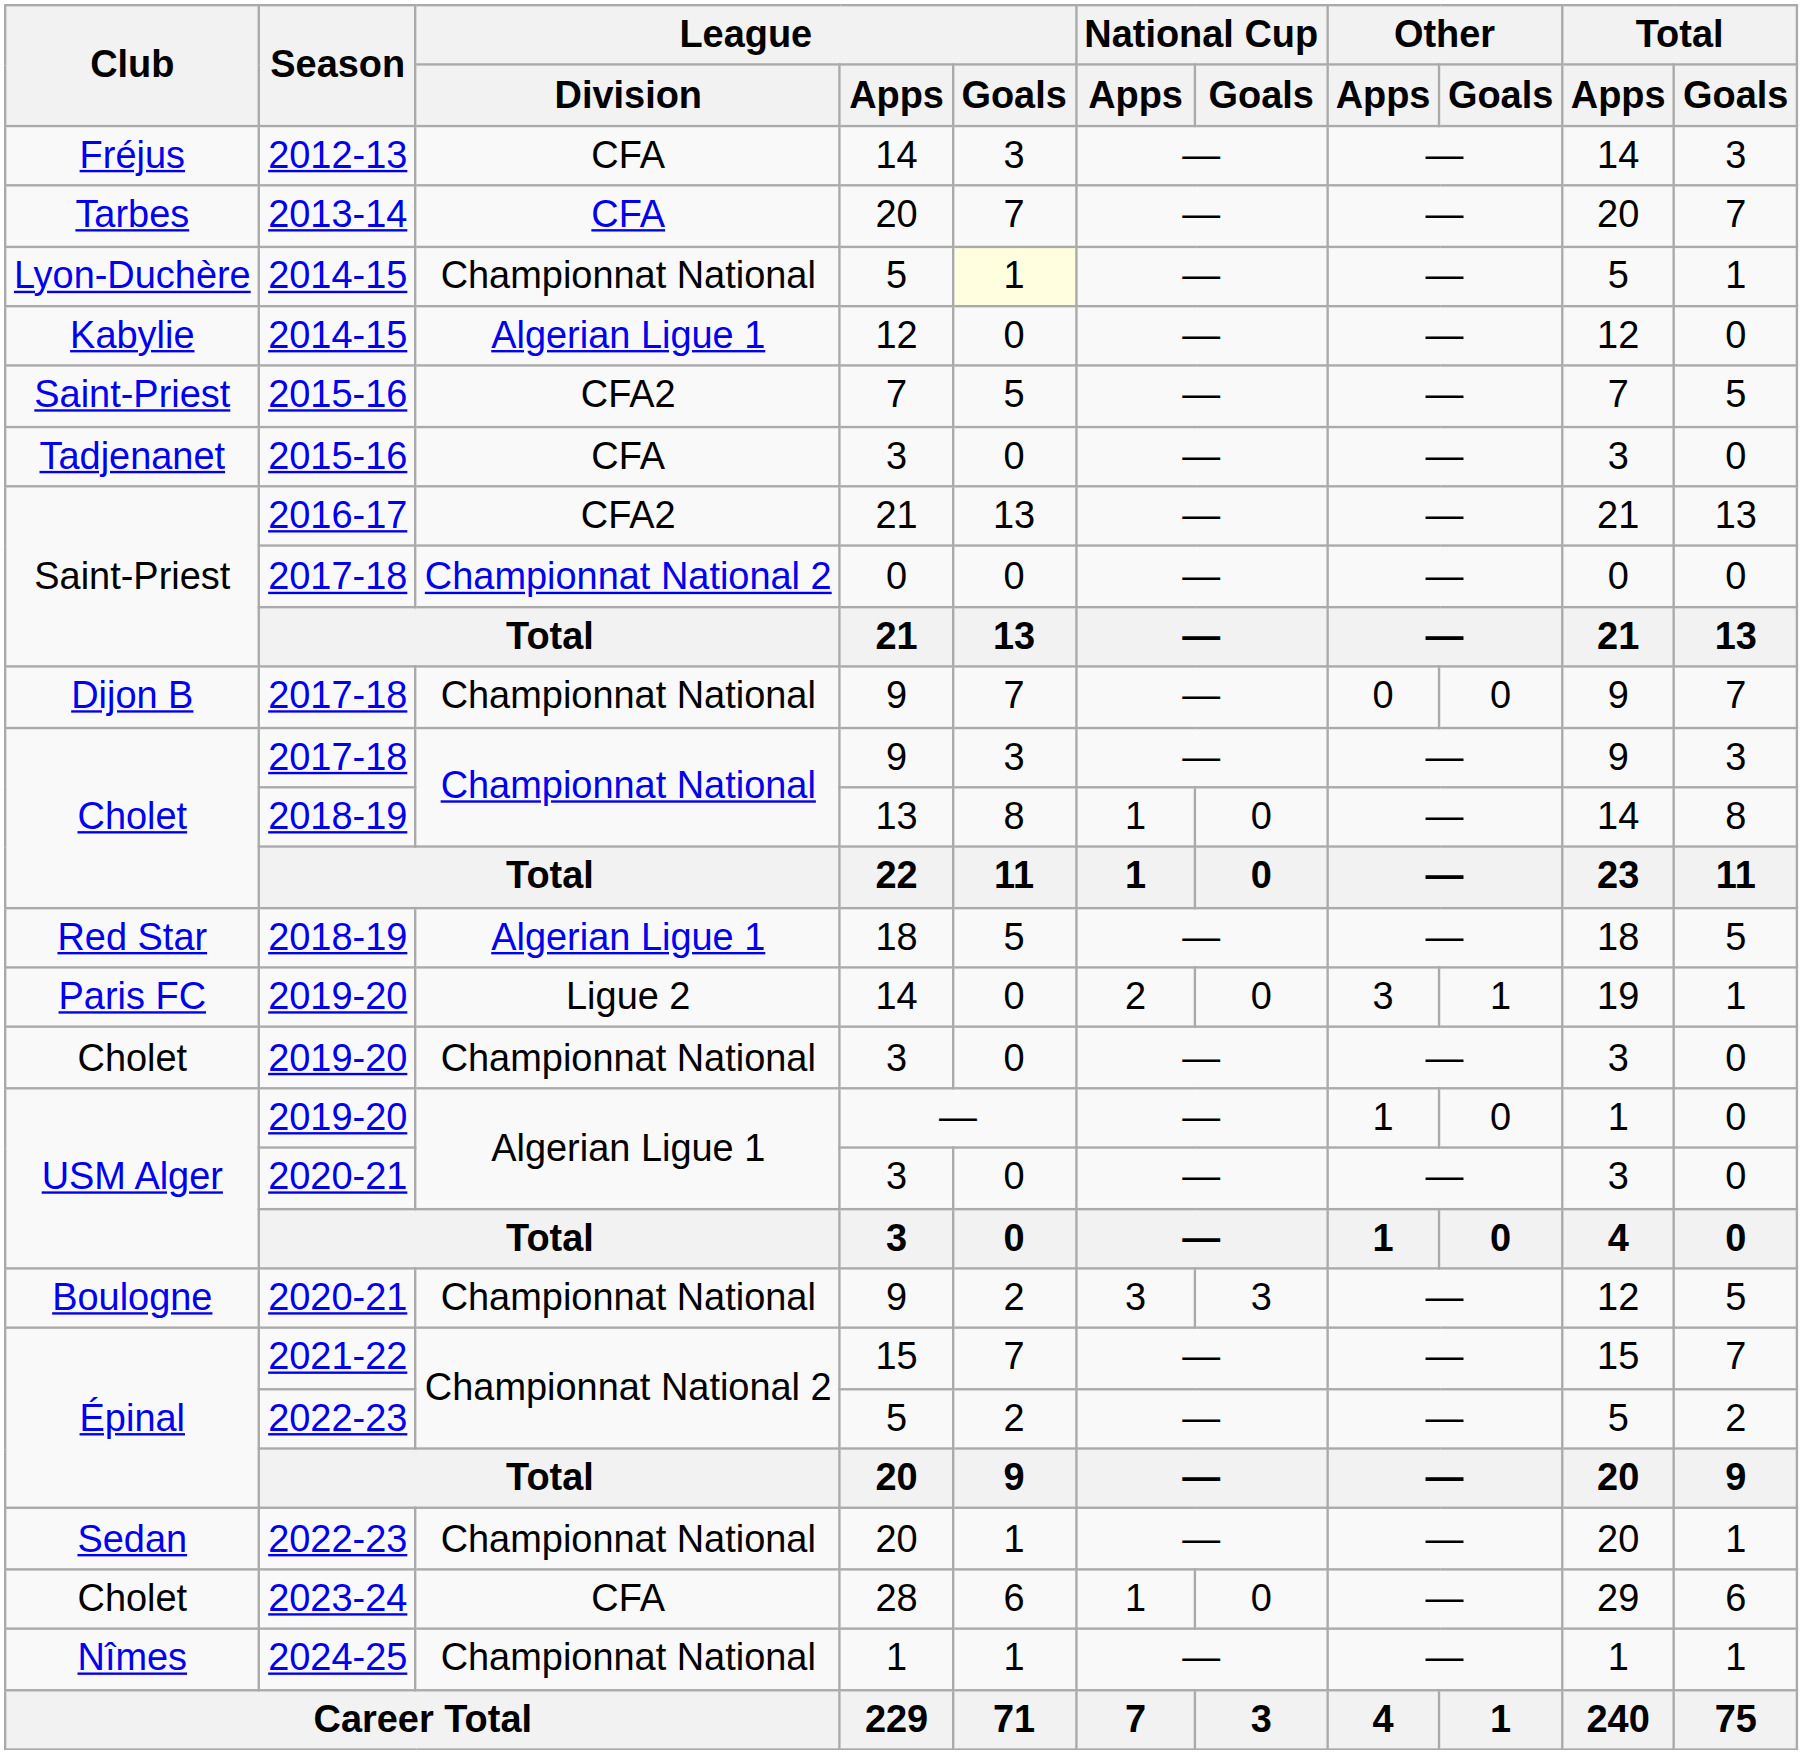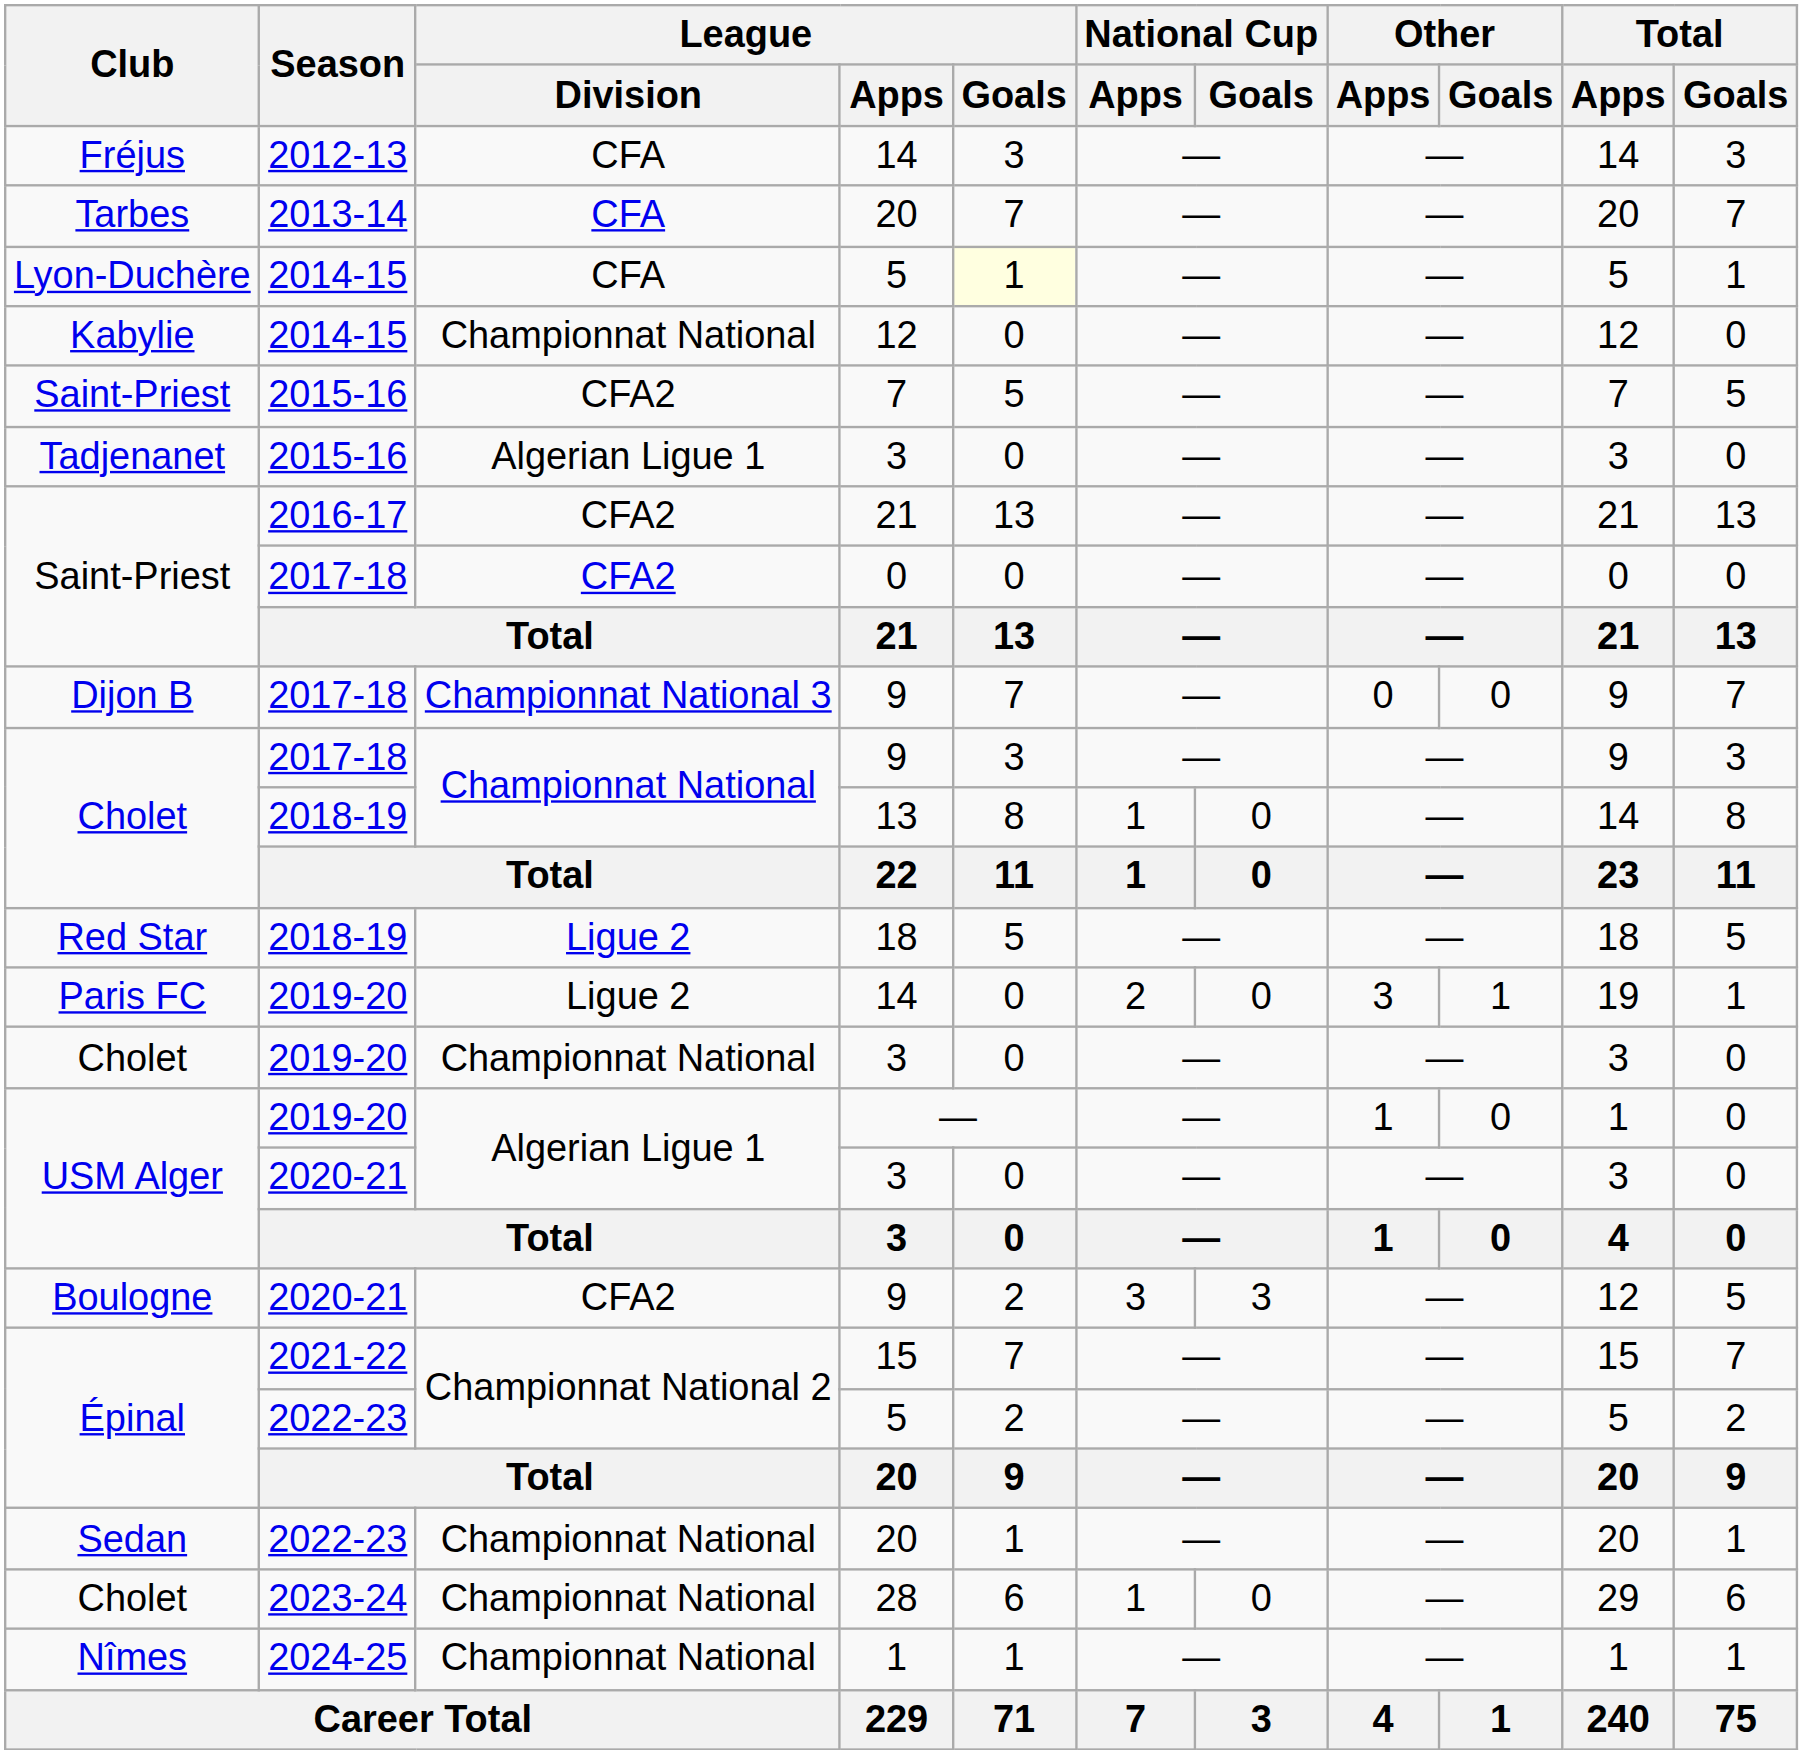(628, 275) Championnat National -> (628, 275) CFA
(628, 335) Algerian Ligue 1 -> (628, 335) Championnat National
(628, 455) CFA -> (628, 455) Algerian Ligue 1
(628, 575) Championnat National 2 -> (628, 575) CFA2
(628, 696) Championnat National -> (628, 696) Championnat National 3
(628, 936) Algerian Ligue 1 -> (628, 936) Ligue 2
(628, 1297) Championnat National -> (628, 1297) CFA2
(628, 1598) CFA -> (628, 1598) Championnat National
